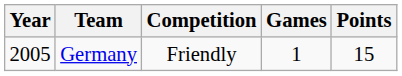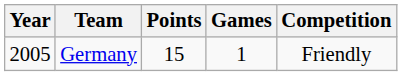columns swapped: (202, 20) <-> (364, 20)
